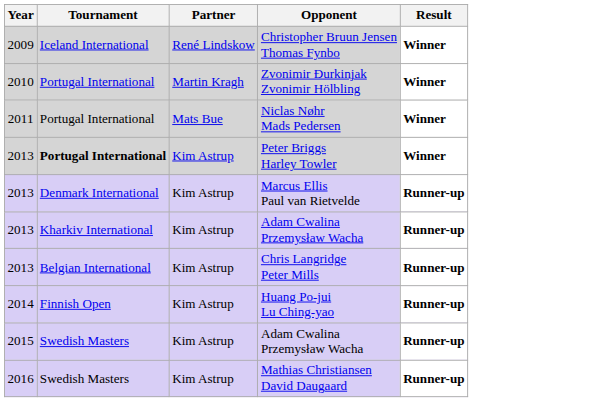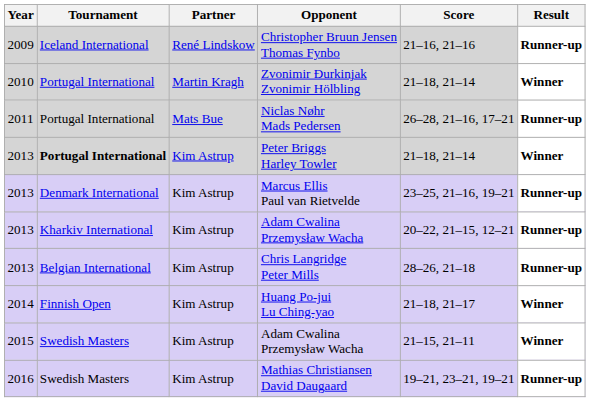+ column: (459, 15)
(424, 45) Winner -> (551, 45) Runner-up
(424, 119) Winner -> (551, 119) Runner-up
(434, 304) Runner-up -> (542, 304) Winner
(434, 341) Runner-up -> (542, 341) Winner
